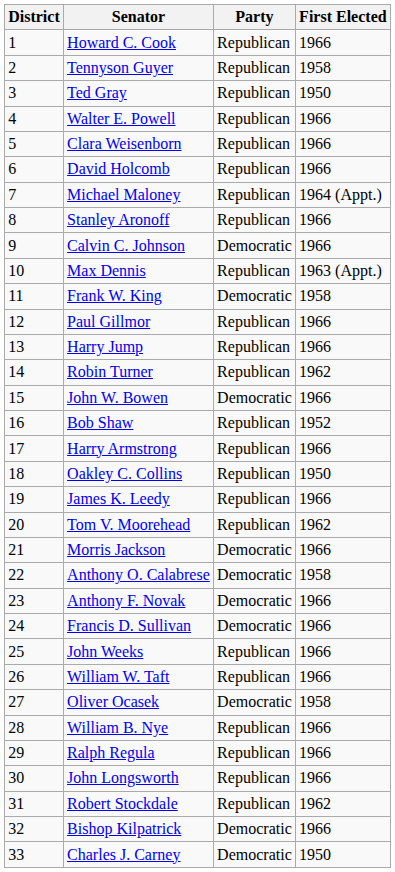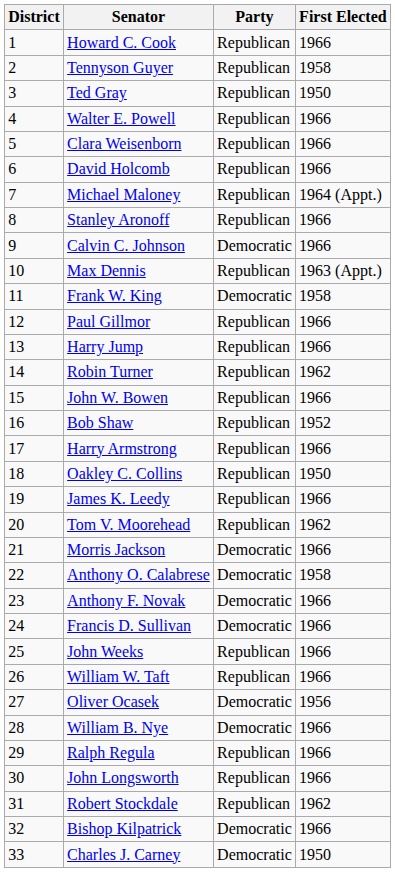(254, 397) Democratic -> (254, 397) Republican
(315, 702) 1958 -> (315, 702) 1956
(254, 727) Republican -> (254, 727) Democratic
